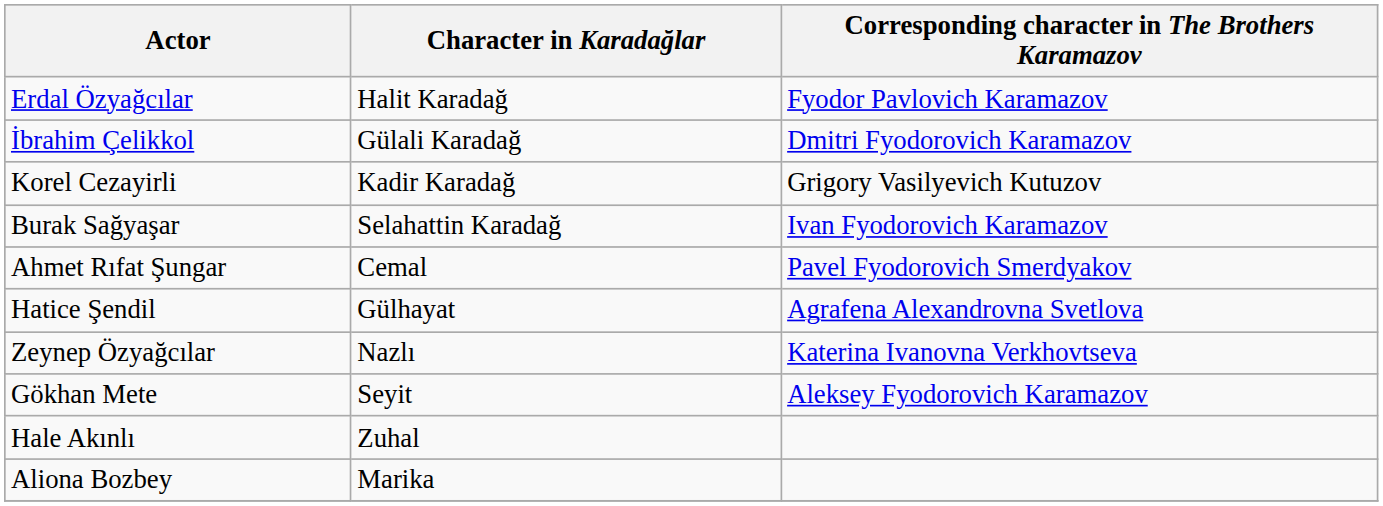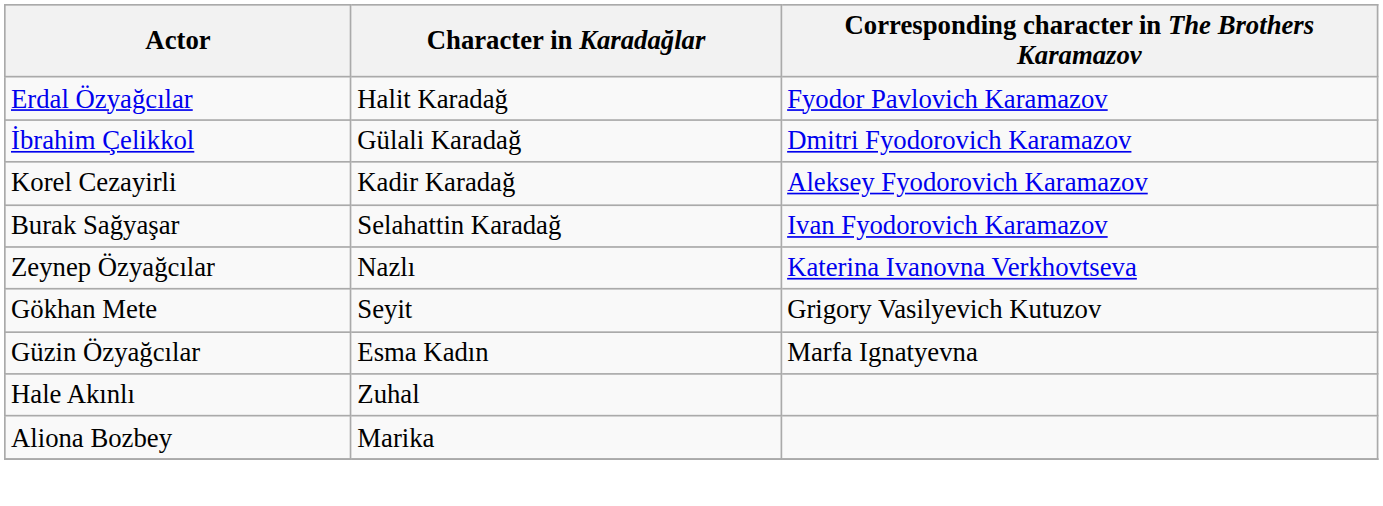(944, 182) Grigory Vasilyevich Kutuzov -> (967, 182) Aleksey Fyodorovich Karamazov
- row: (119, 267)
- row: (83, 310)
(967, 394) Aleksey Fyodorovich Karamazov -> (944, 310) Grigory Vasilyevich Kutuzov
+ row: (106, 352)
